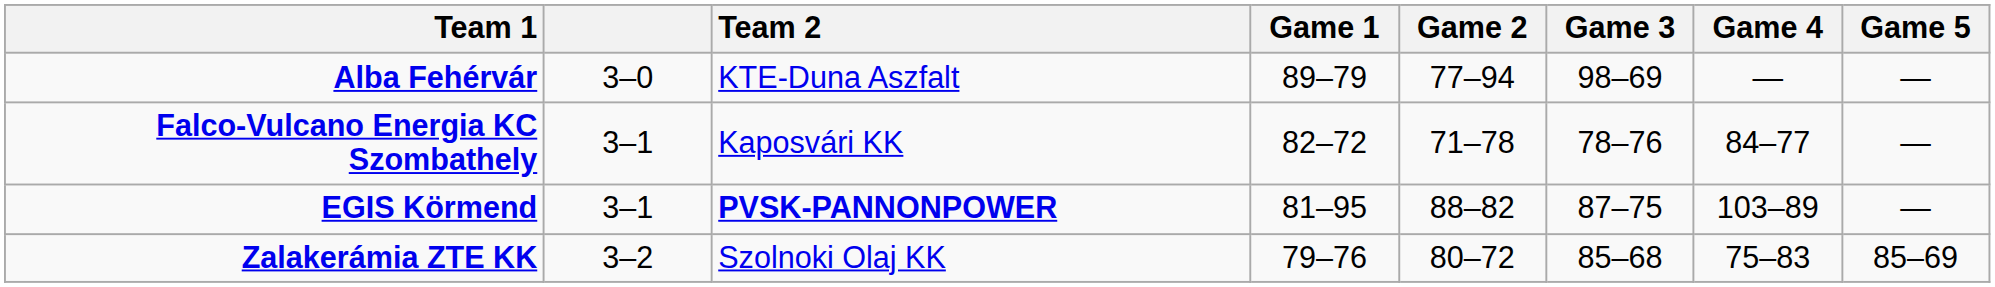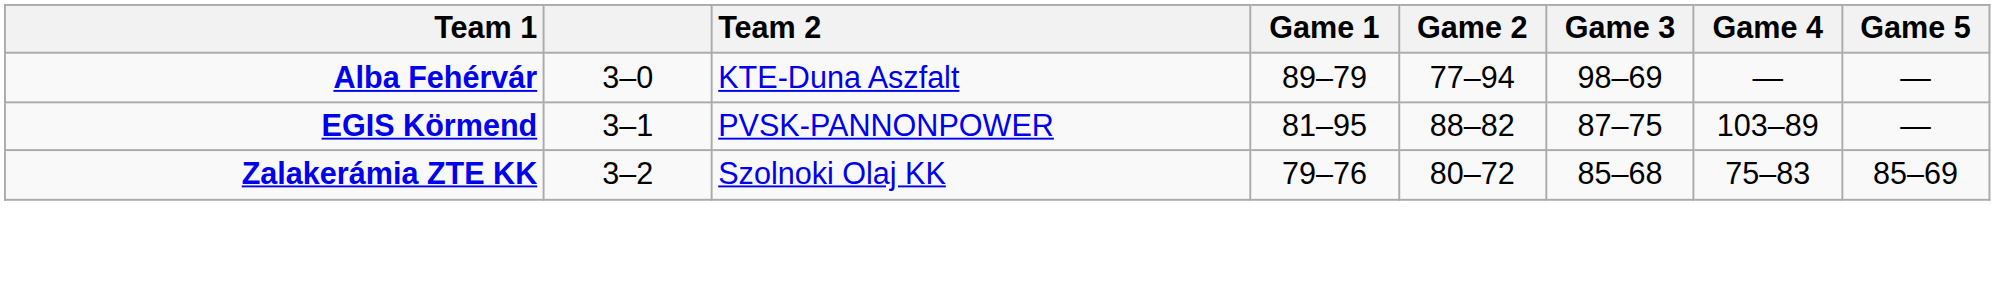- row: (347, 142)
(888, 208) bold -> (886, 125) normal
